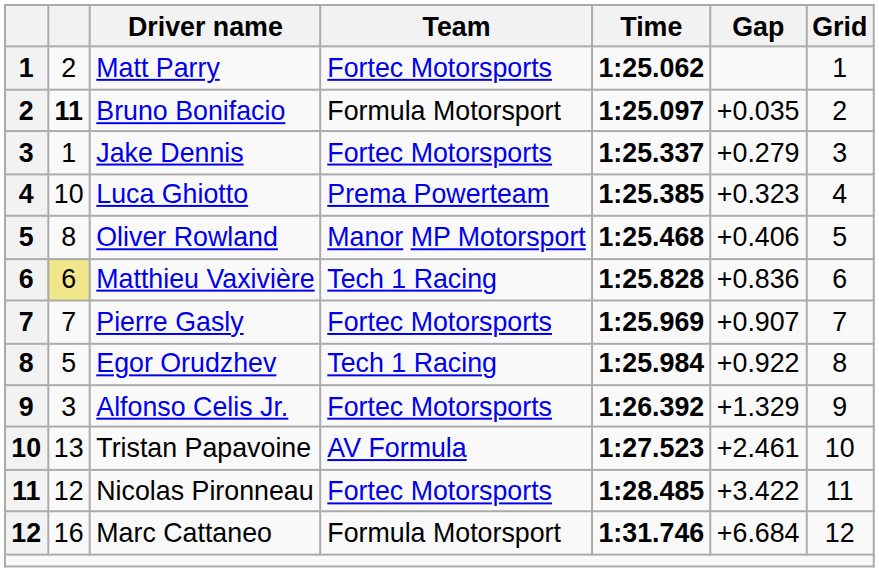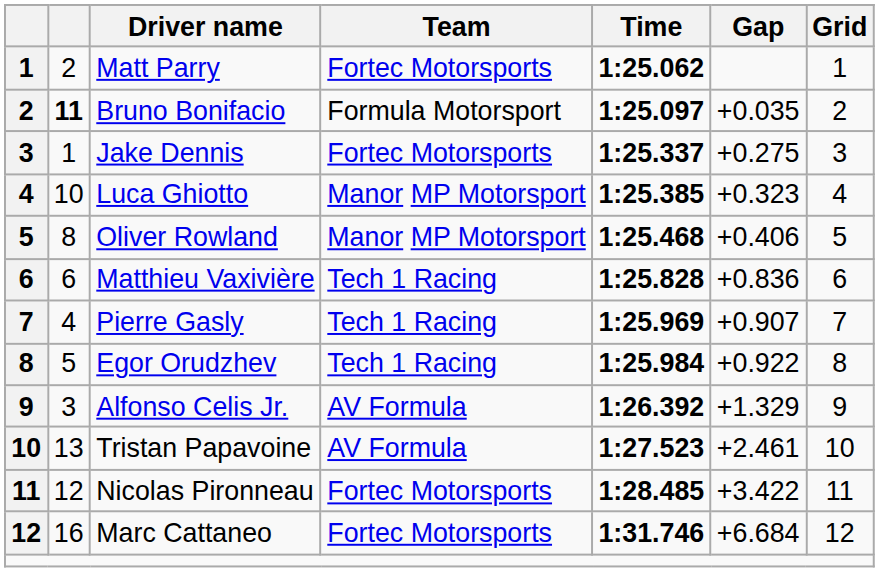(758, 152) +0.279 -> (758, 152) +0.275
(438, 195) Prema Powerteam -> (457, 195) Manor MP Motorsport
(69, 279) khaki background -> (69, 279) no background
(69, 321) 7 -> (69, 321) 4
(440, 321) Fortec Motorsports -> (412, 321) Tech 1 Racing
(440, 406) Fortec Motorsports -> (397, 406) AV Formula
(444, 532) Formula Motorsport -> (440, 532) Fortec Motorsports
